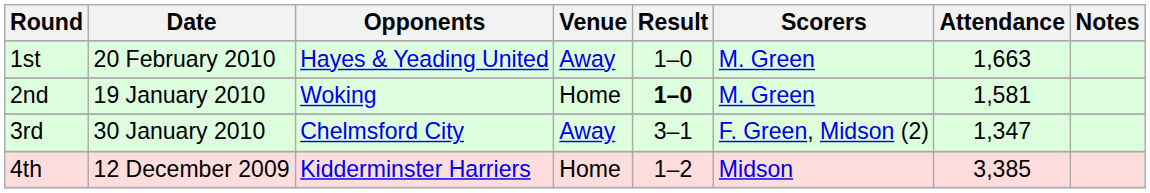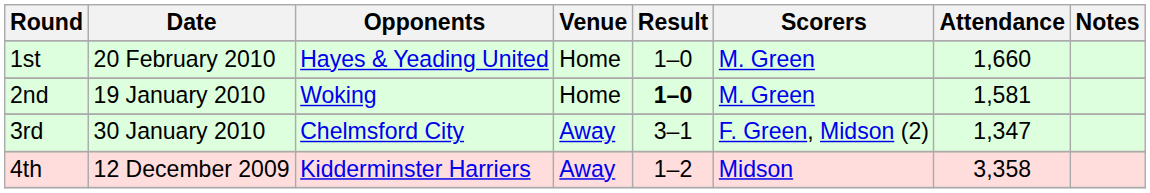(587, 59) Away -> (590, 59) Home
(1002, 59) 1,663 -> (1002, 59) 1,660
(590, 168) Home -> (587, 168) Away
(1002, 168) 3,385 -> (1002, 168) 3,358
